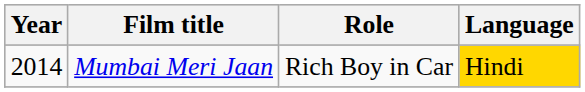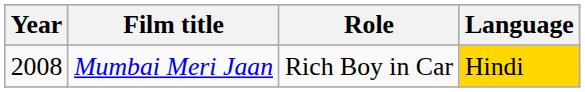(37, 65) 2014 -> (37, 65) 2008
